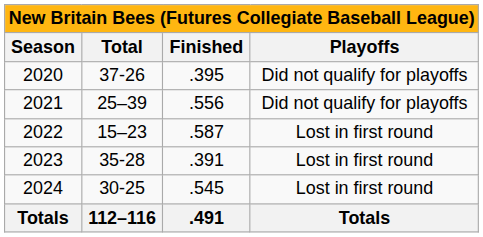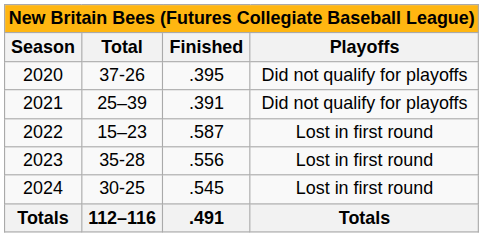(206, 103) .556 -> (206, 103) .391
(206, 160) .391 -> (206, 160) .556
